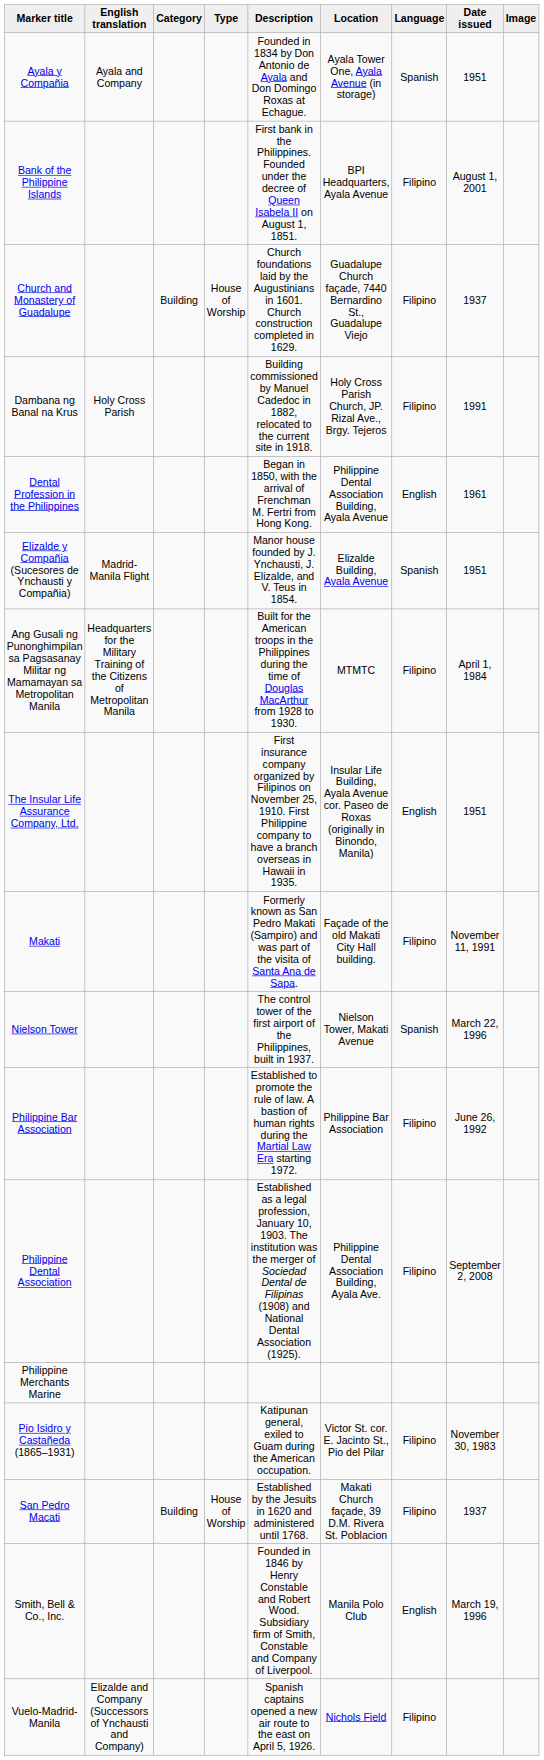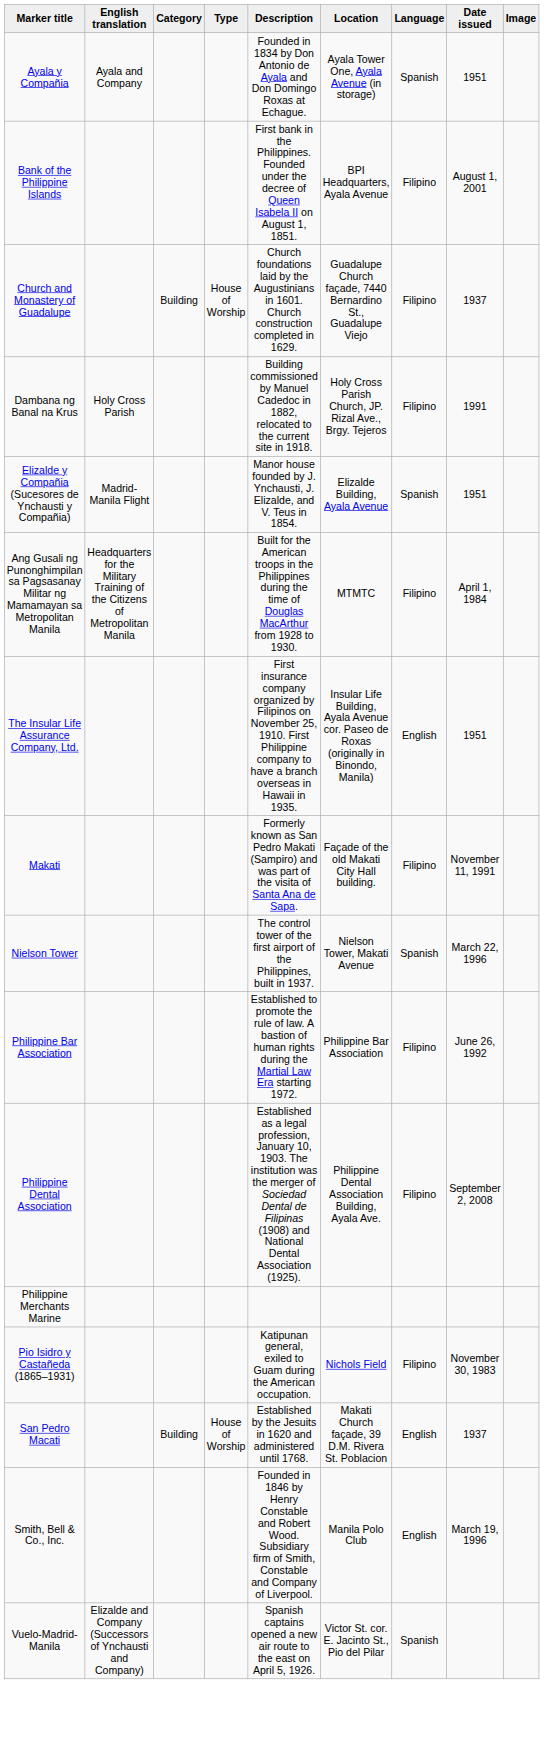- row: (45, 494)
(356, 1441) Victor St. cor. E. Jacinto St., Pio del Pilar -> (356, 1365) Nichols Field
(419, 1511) Filipino -> (419, 1435) English
(356, 1717) Nichols Field -> (356, 1641) Victor St. cor. E. Jacinto St., Pio del Pilar
(419, 1717) Filipino -> (419, 1641) Spanish
